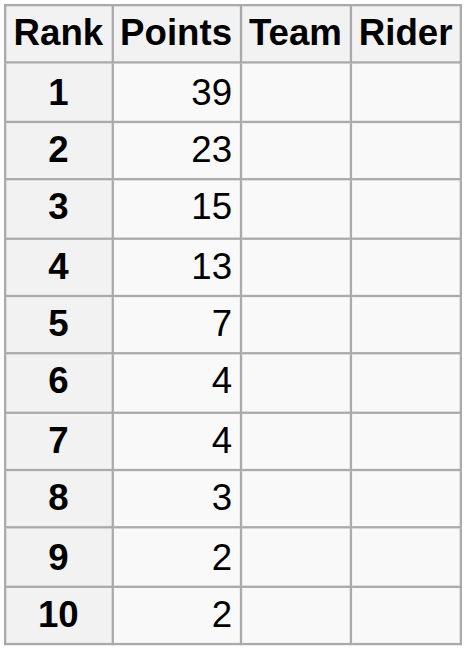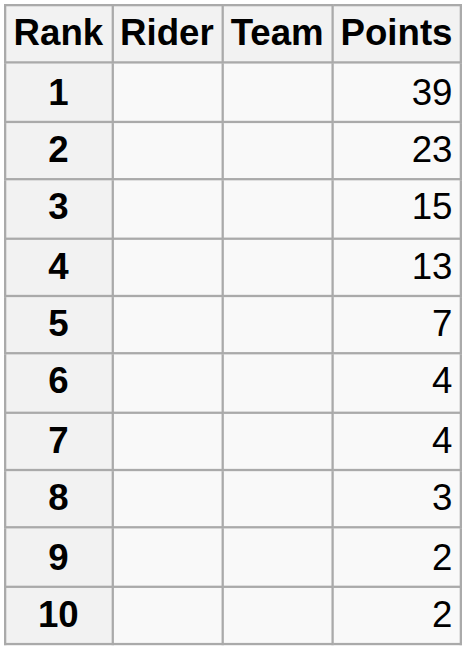columns swapped: (406, 33) <-> (176, 33)
